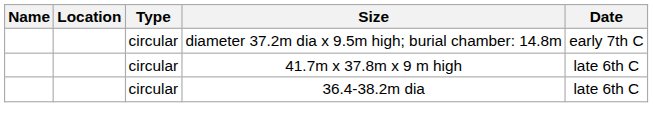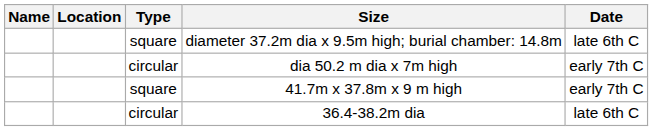(153, 40) circular -> (153, 40) square
(606, 40) early 7th C -> (606, 40) late 6th C
+ row: (374, 65)
(153, 65) circular -> (153, 89) square
(606, 65) late 6th C -> (606, 89) early 7th C
